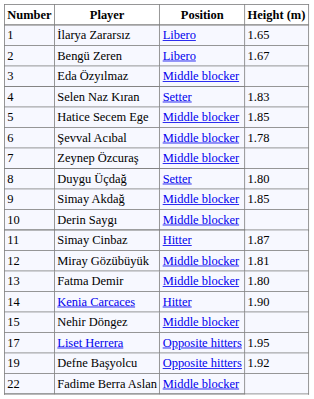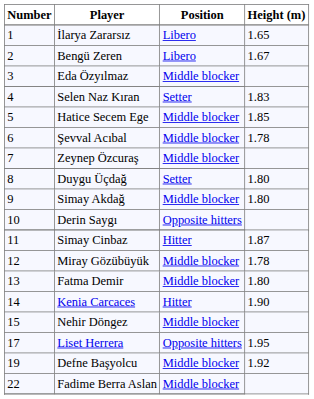(259, 199) 1.85 -> (259, 199) 1.80
(201, 219) Middle blocker -> (202, 219) Opposite hitters
(259, 260) 1.81 -> (259, 260) 1.78
(202, 363) Opposite hitters -> (201, 363) Middle blocker
